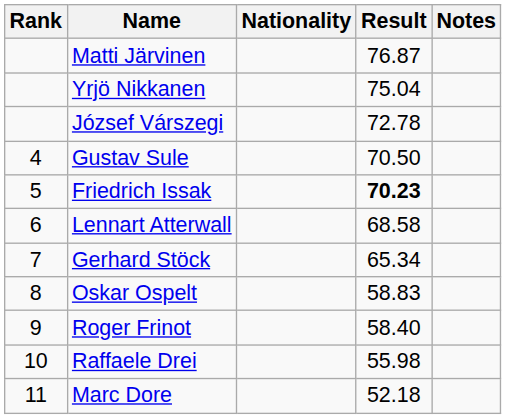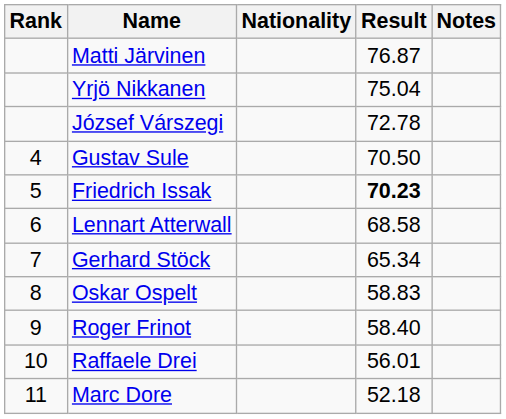(394, 361) 55.98 -> (394, 361) 56.01
